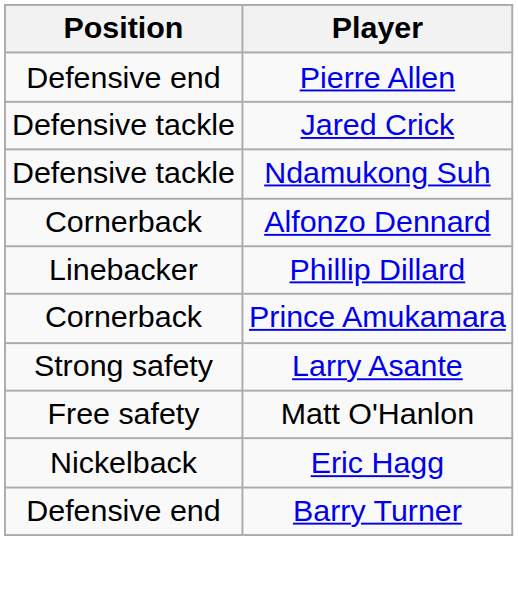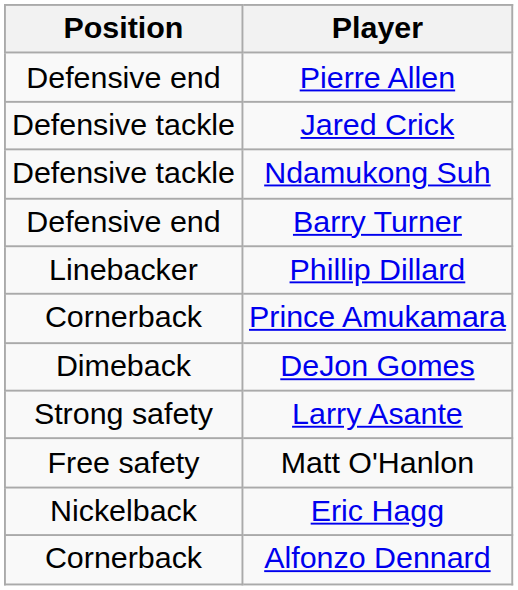rows swapped: (377, 510) <-> (377, 221)
+ row: (377, 366)
